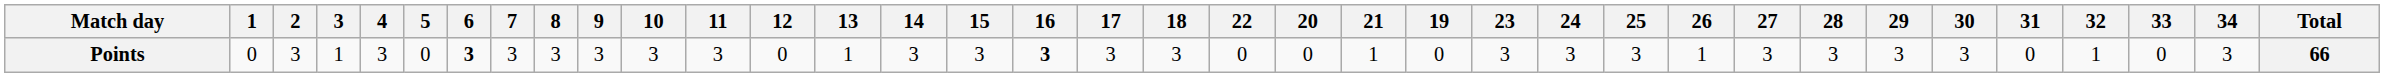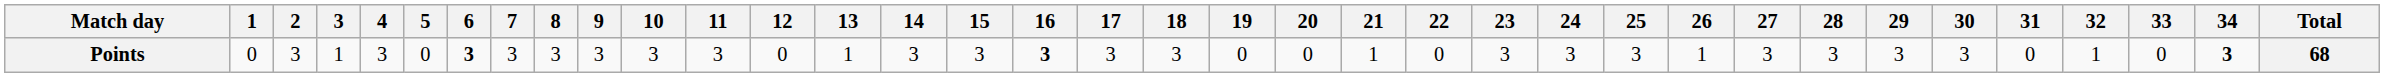columns swapped: (1439, 20) <-> (1242, 20)
(2227, 54) normal -> (2227, 54) bold
(2320, 54) 66 -> (2320, 54) 68
